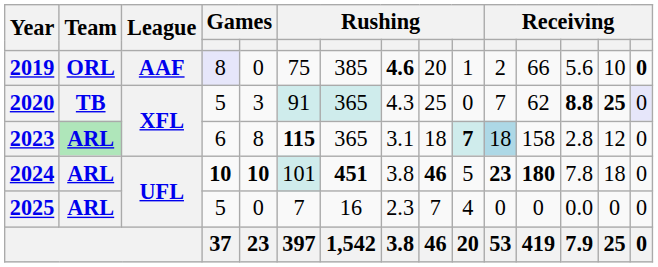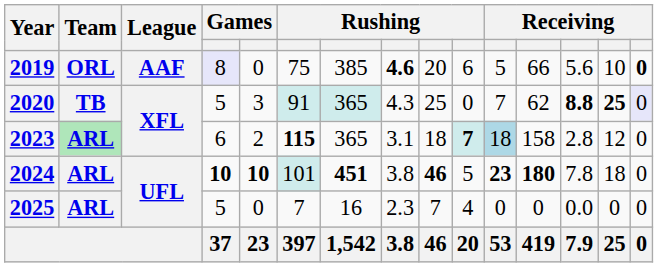(468, 67) 1 -> (468, 67) 6
(500, 67) 2 -> (500, 67) 5
(258, 138) 8 -> (258, 138) 2
